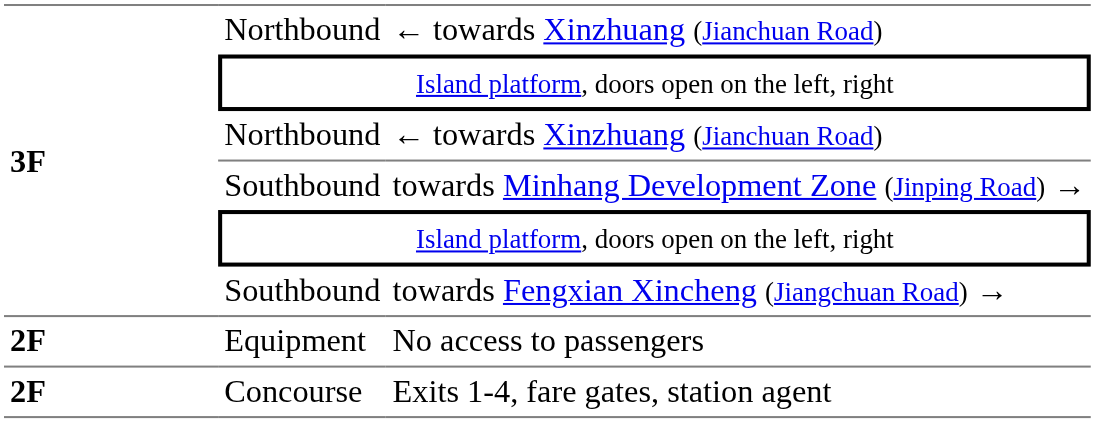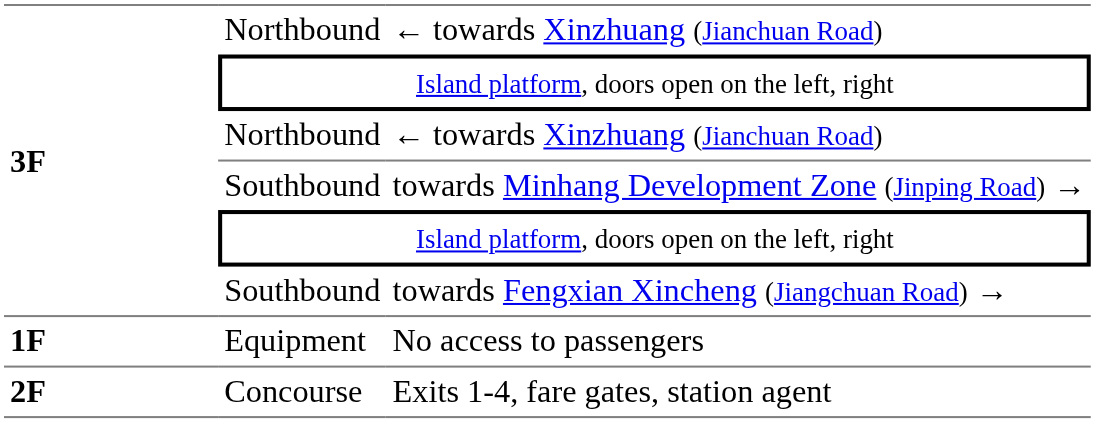(28, 340) 2F -> (28, 340) 1F
